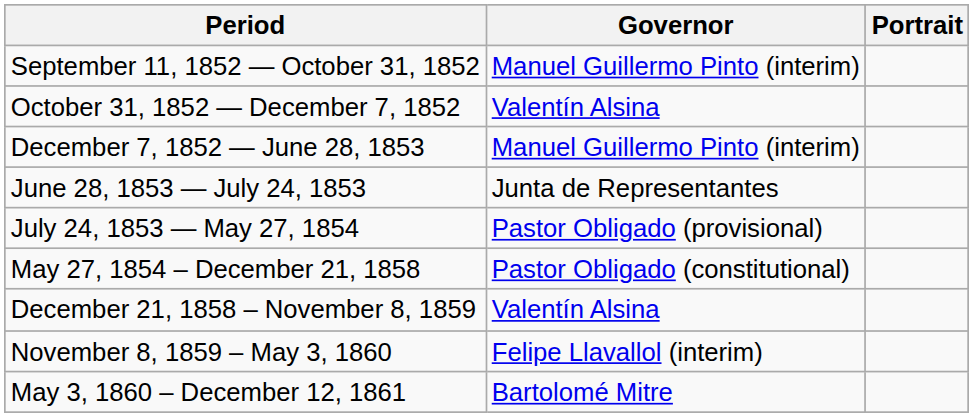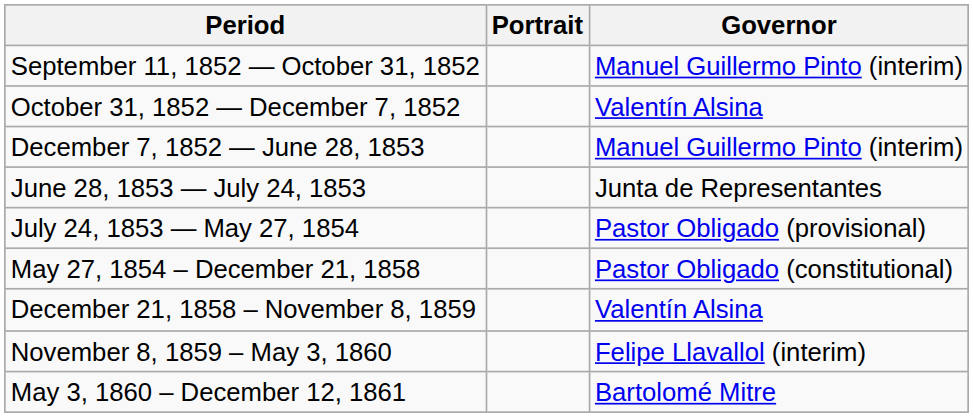columns swapped: (676, 25) <-> (917, 25)
